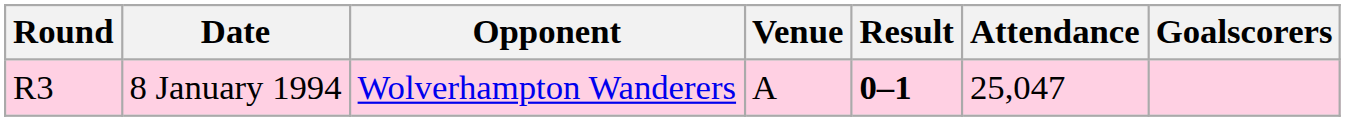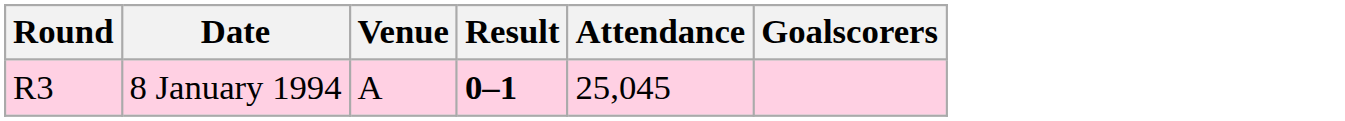- column: (547, 32)
(1018, 87) 25,047 -> (623, 87) 25,045
